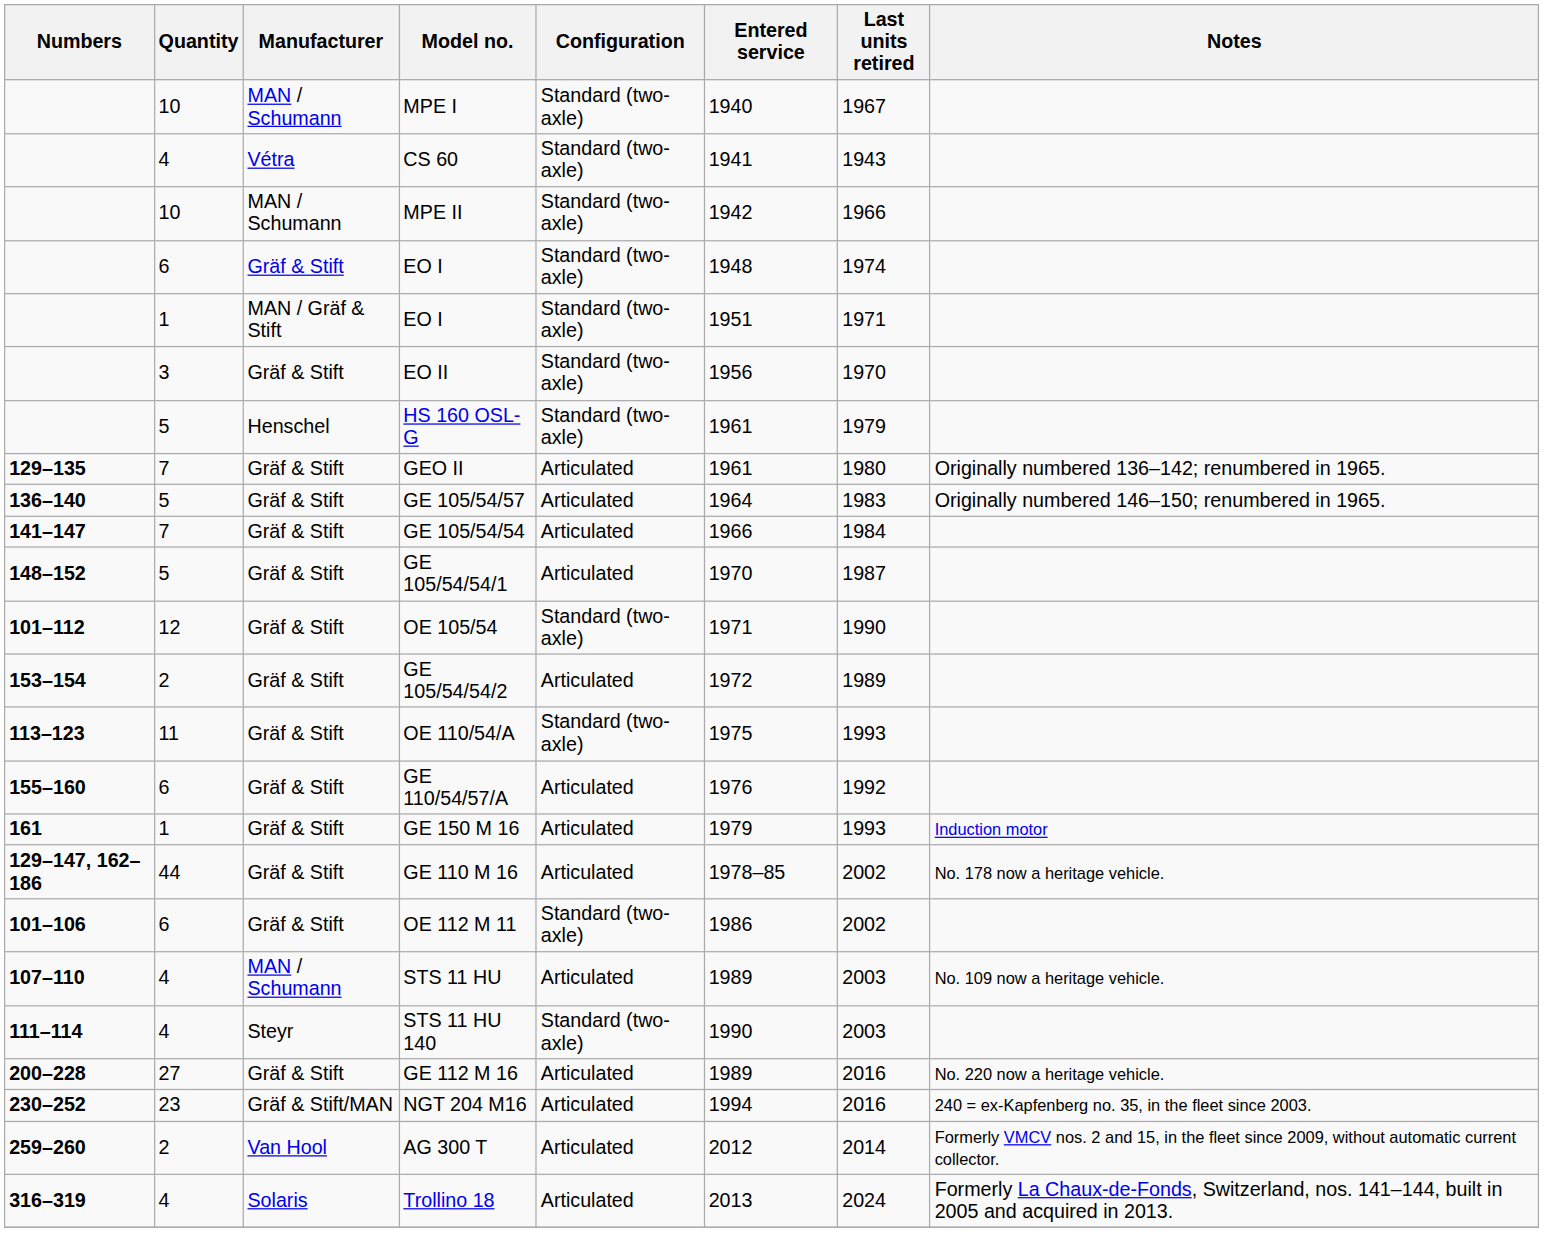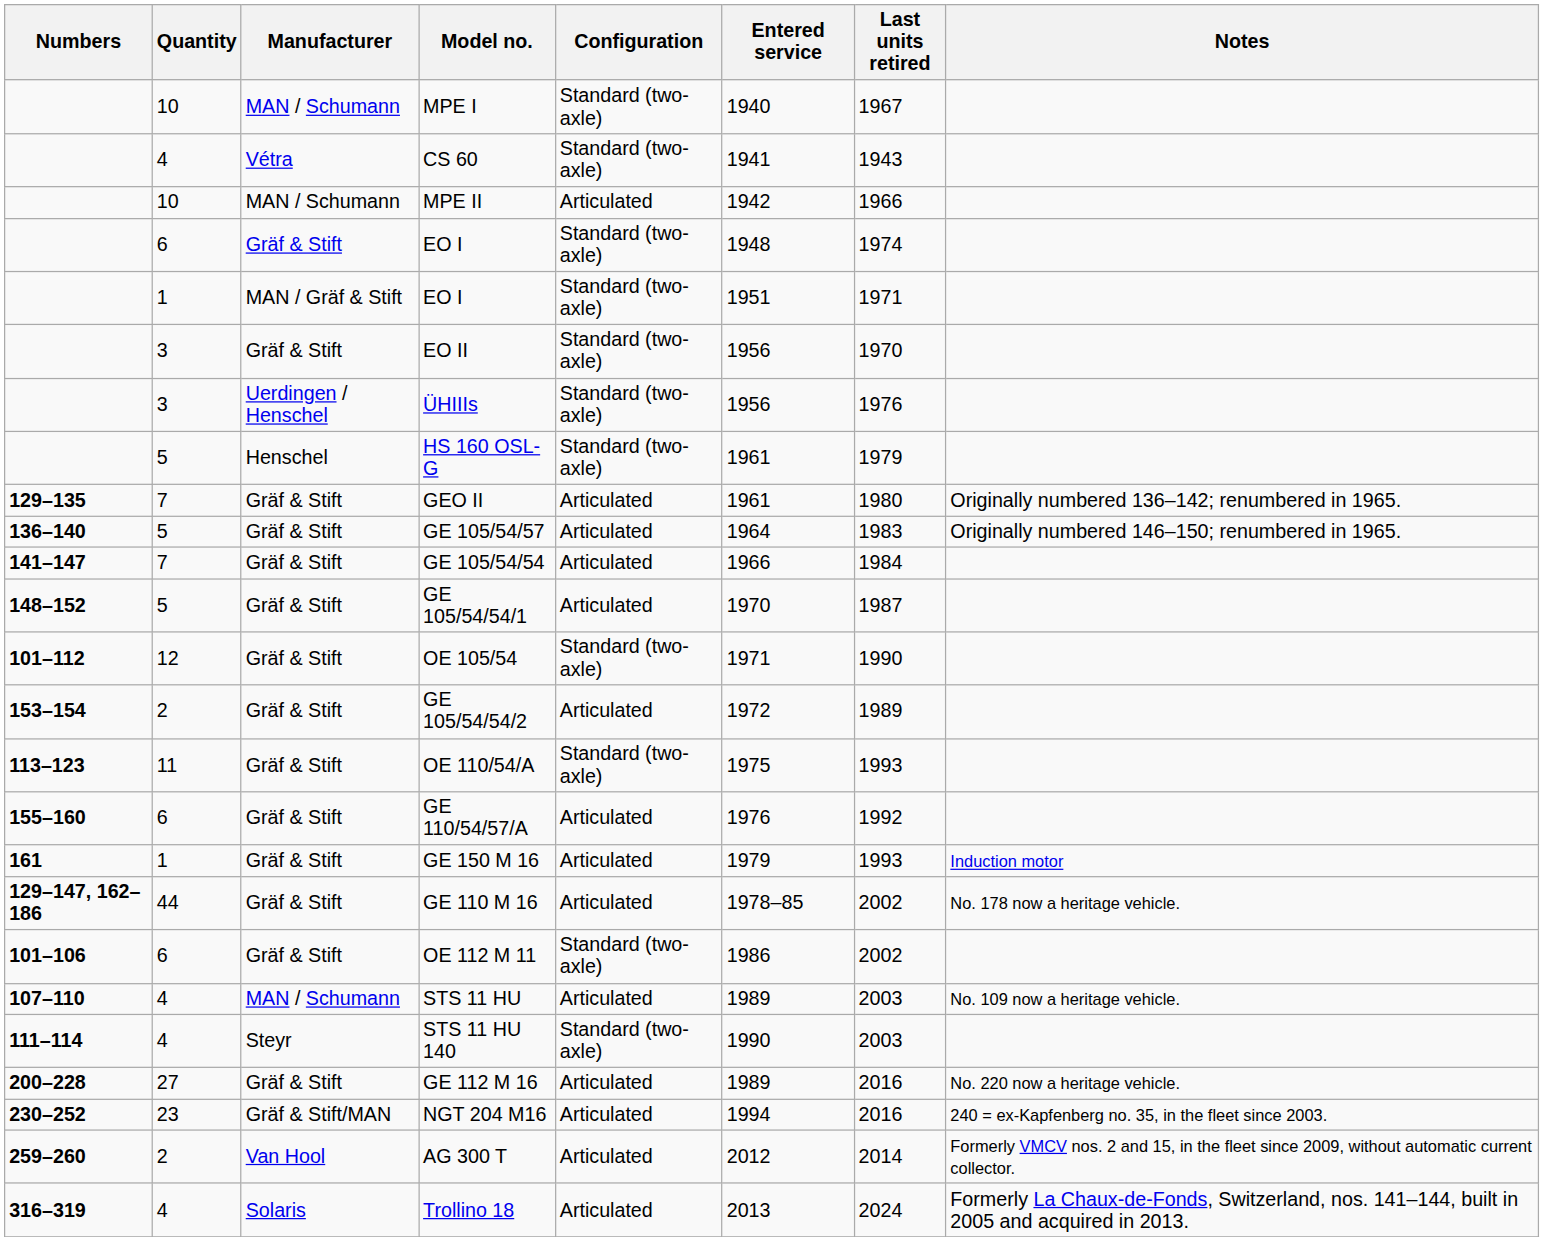(605, 213) Standard (two-axle) -> (606, 202) Articulated
+ row: (162, 404)
